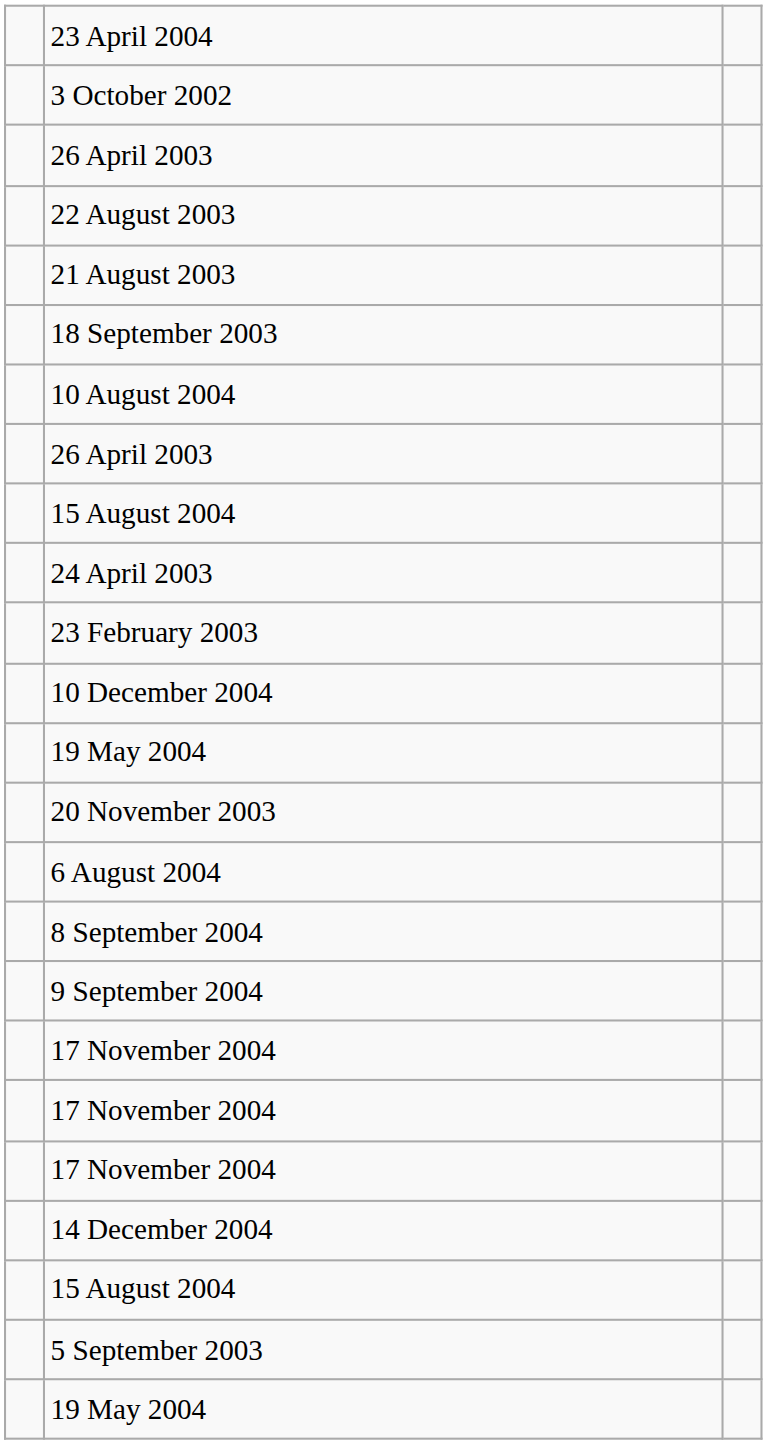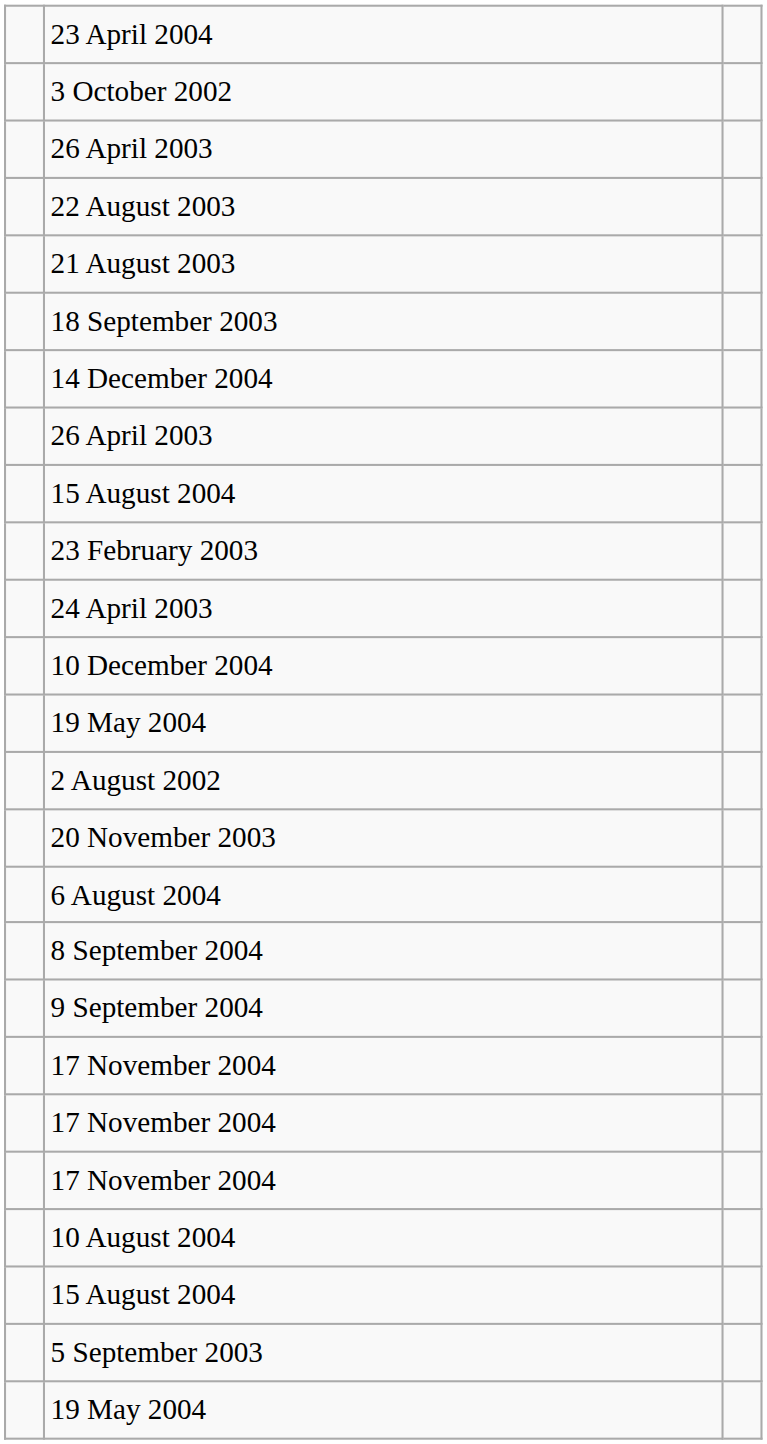rows swapped: (24, 394) <-> (24, 1230)
rows swapped: (24, 633) <-> (24, 573)
+ row: (24, 780)
